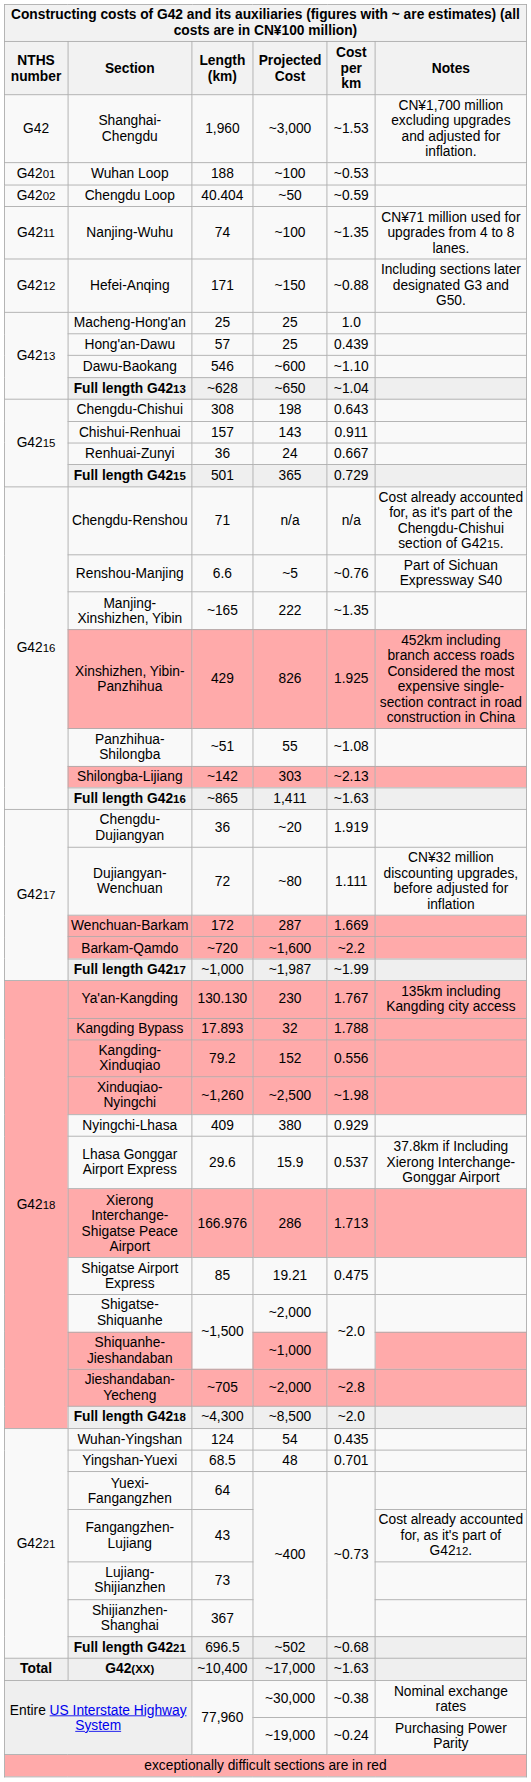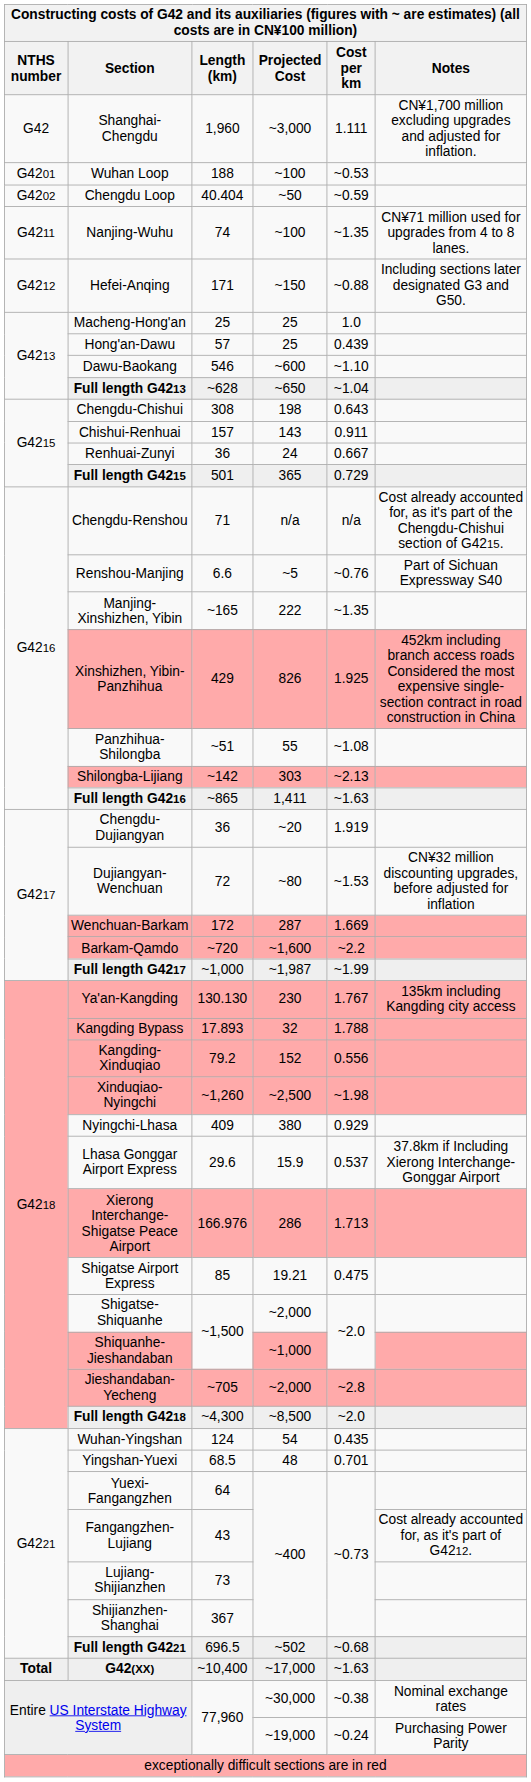(351, 128) ~1.53 -> (351, 128) 1.111
(351, 881) 1.111 -> (351, 881) ~1.53
